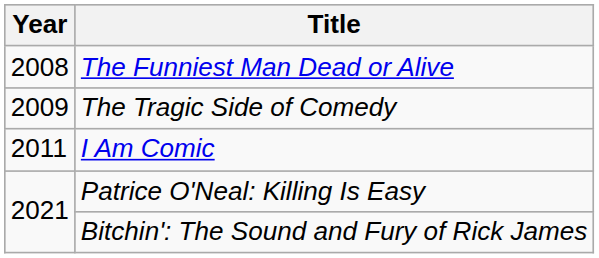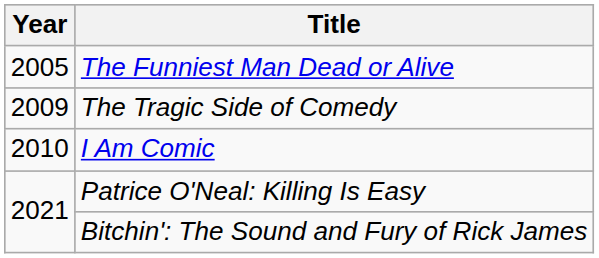(40, 66) 2008 -> (40, 66) 2005
(39, 149) 2011 -> (40, 149) 2010
